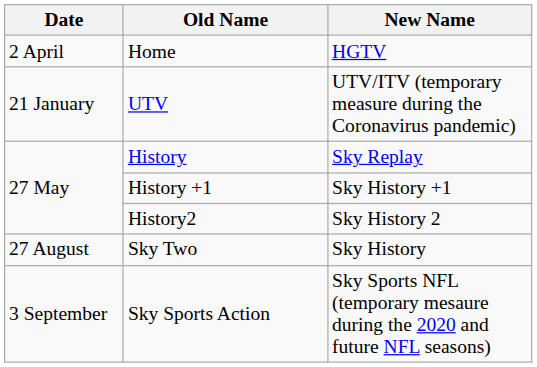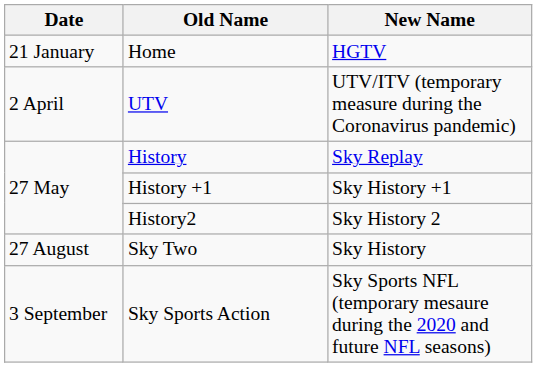(36, 50) 2 April -> (52, 50) 21 January
(52, 103) 21 January -> (36, 103) 2 April
